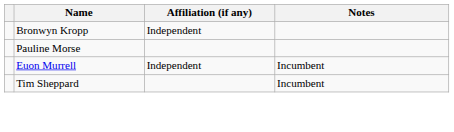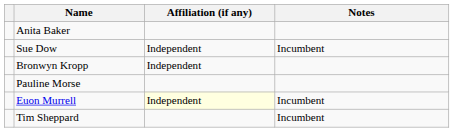+ row: (43, 30)
+ row: (37, 48)
(174, 65) no background -> (174, 100) lightyellow background
